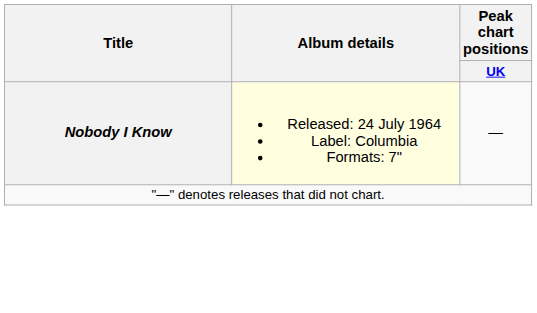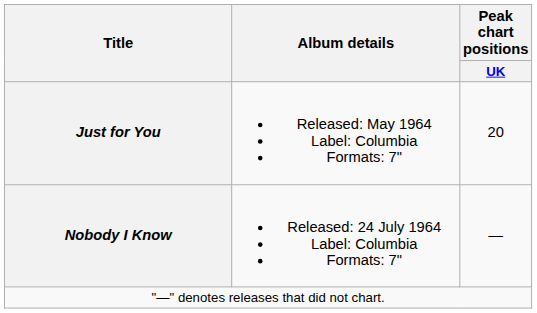+ row: (118, 133)
(346, 141) lightyellow background -> (346, 244) no background
